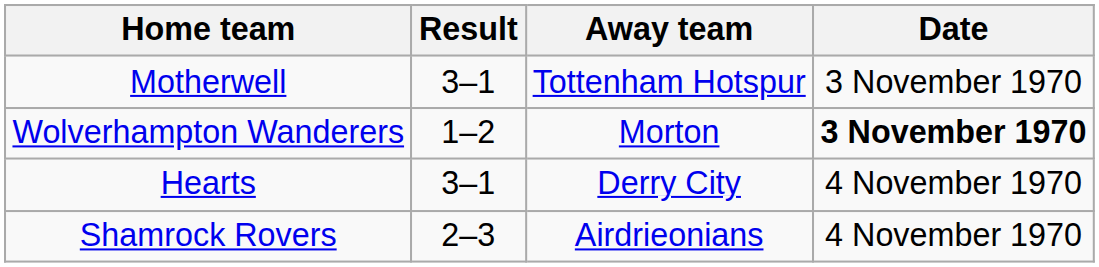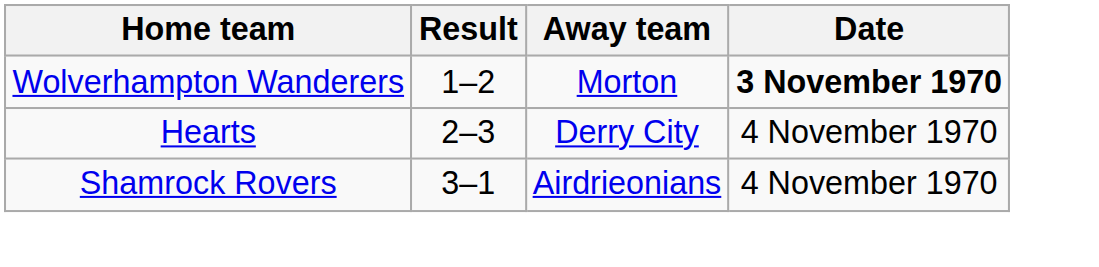- row: (208, 81)
(468, 183) 3–1 -> (468, 132) 2–3
(468, 235) 2–3 -> (468, 183) 3–1
